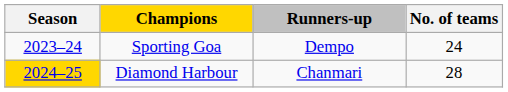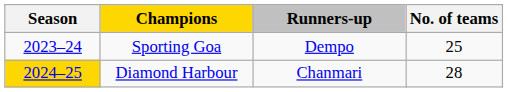(454, 46) 24 -> (454, 46) 25
